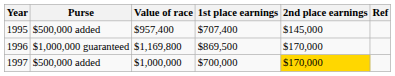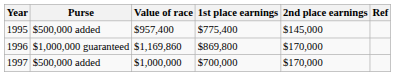(218, 29) $707,400 -> (218, 29) $775,400
(158, 46) $1,169,800 -> (158, 46) $1,169,860
(218, 46) $869,500 -> (218, 46) $869,800
(303, 63) gold background -> (303, 63) no background
